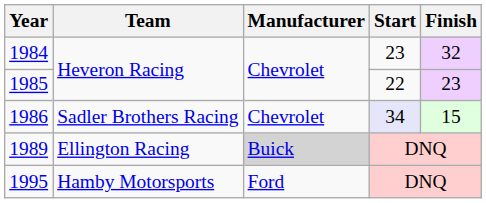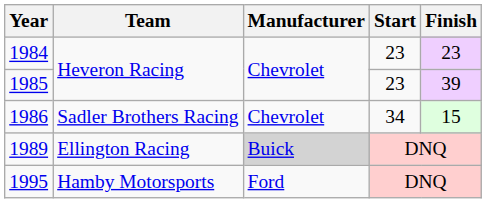(451, 52) 32 -> (451, 52) 23
(395, 85) 22 -> (395, 85) 23
(451, 85) 23 -> (451, 85) 39
(395, 117) lavender background -> (395, 117) no background
